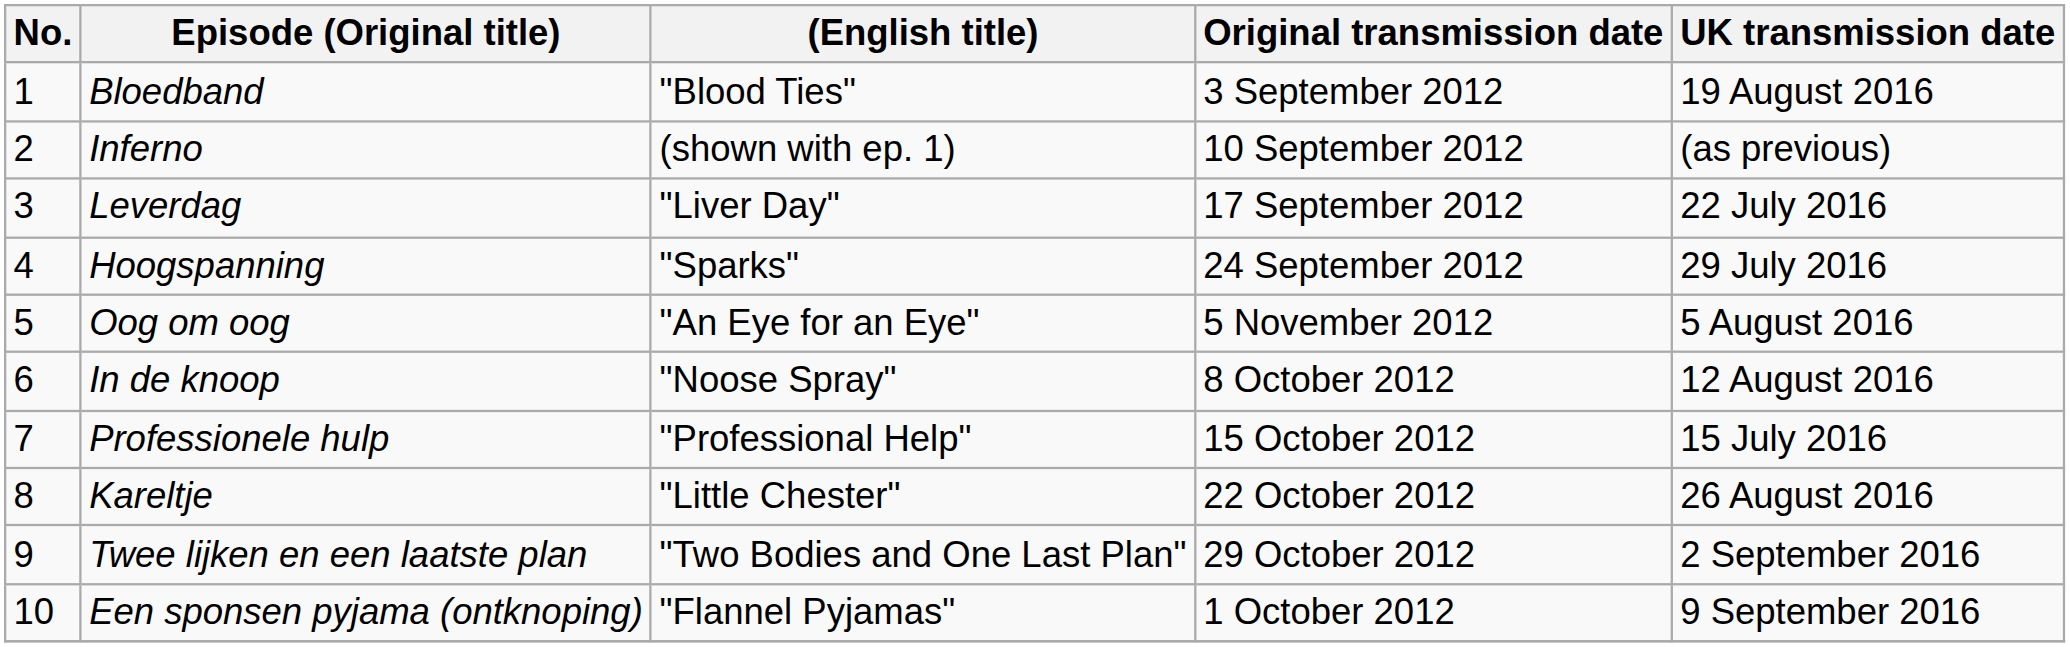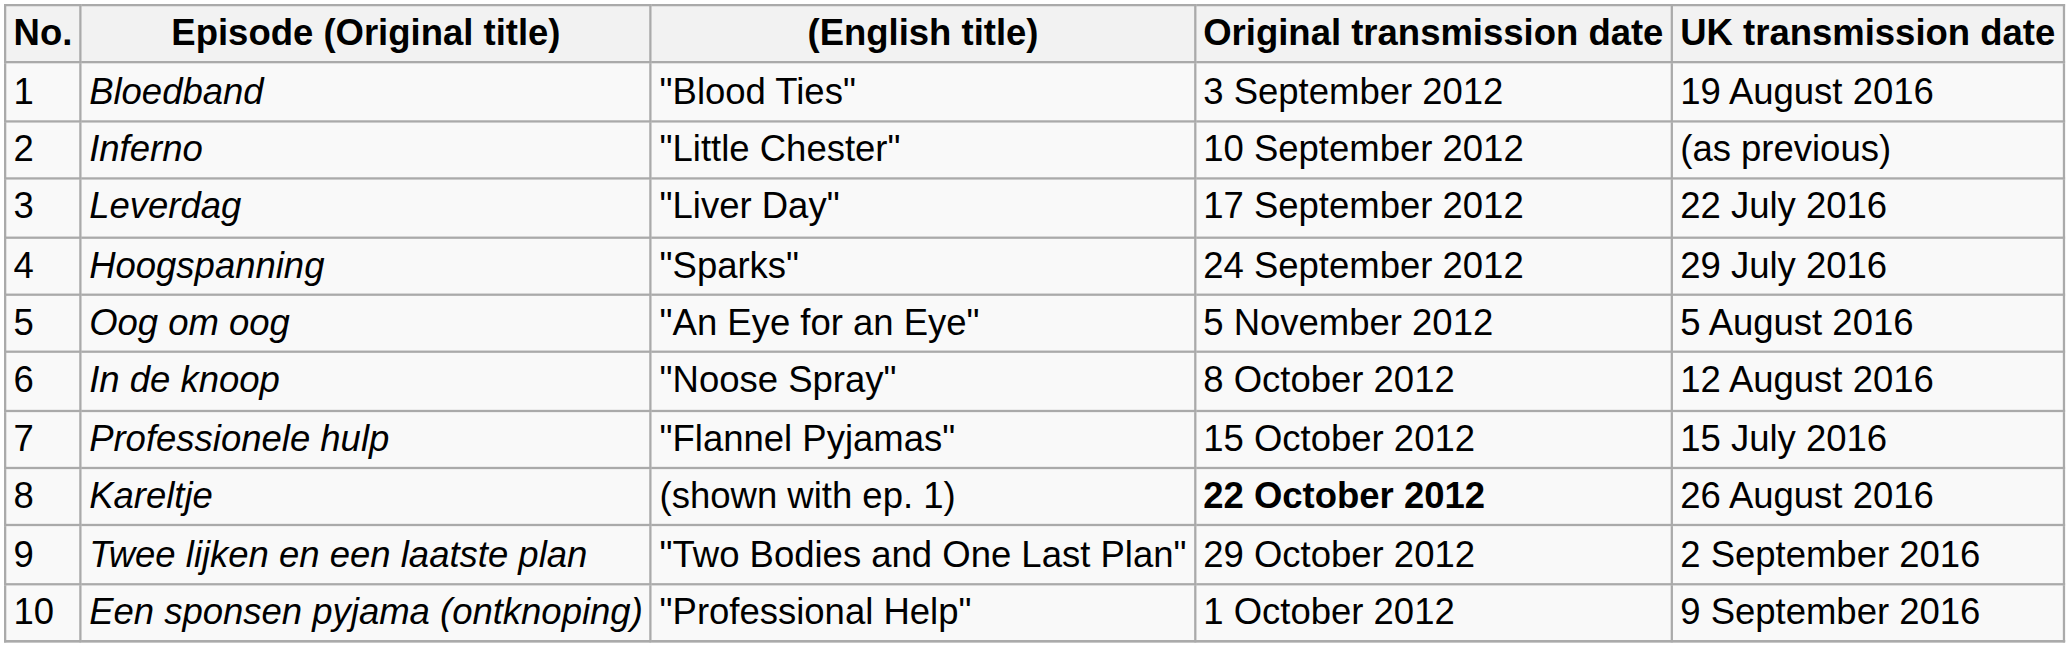(808, 149) (shown with ep. 1) -> (780, 149) "Little Chester"
(816, 438) "Professional Help" -> (807, 438) "Flannel Pyjamas"
(780, 496) "Little Chester" -> (808, 496) (shown with ep. 1)
(1339, 496) normal -> (1344, 496) bold
(807, 611) "Flannel Pyjamas" -> (816, 611) "Professional Help"
